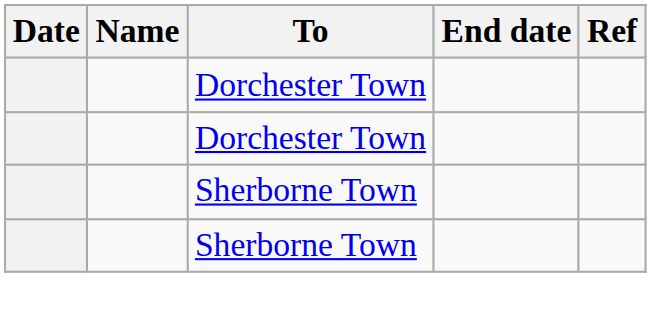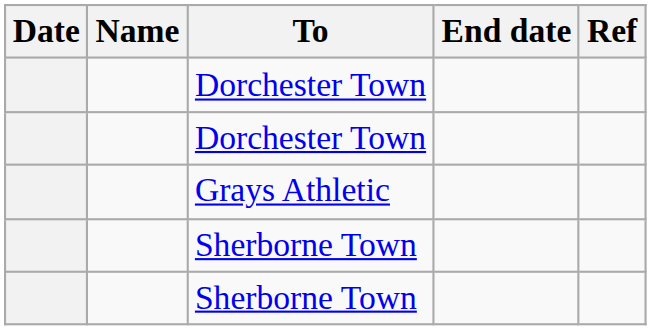+ row: (46, 192)
